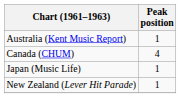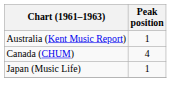- row: (71, 85)
